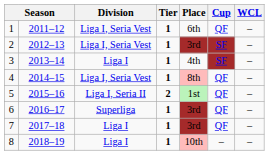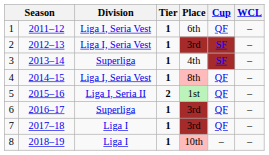(116, 61) Liga I -> (116, 61) Superliga
